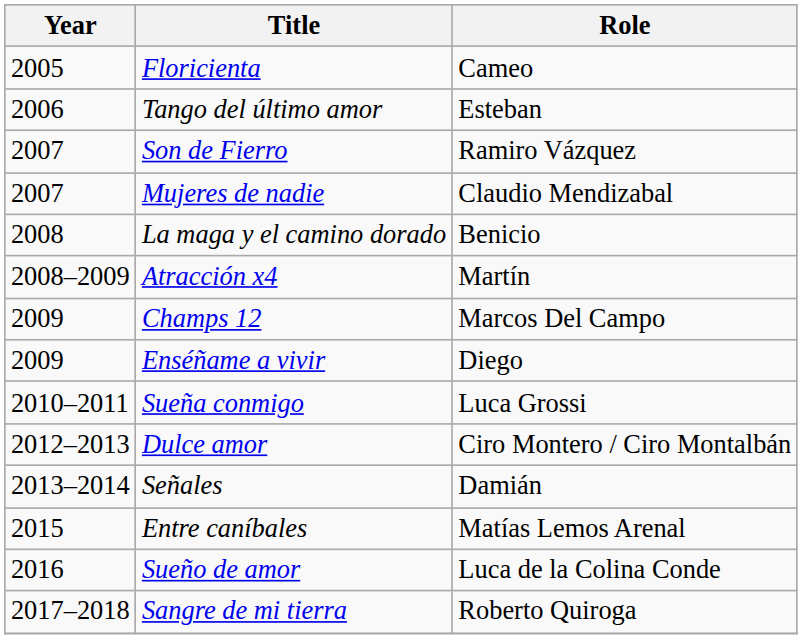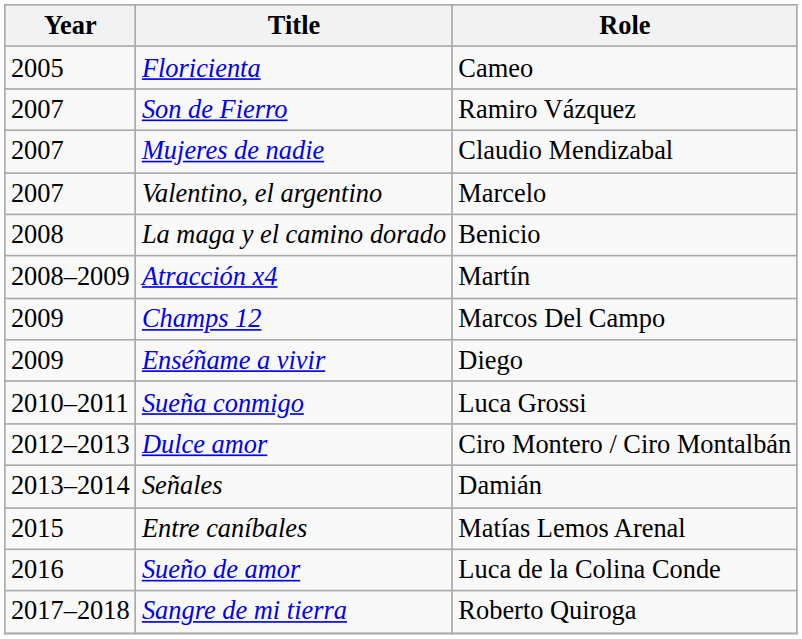- row: (262, 109)
+ row: (262, 192)
